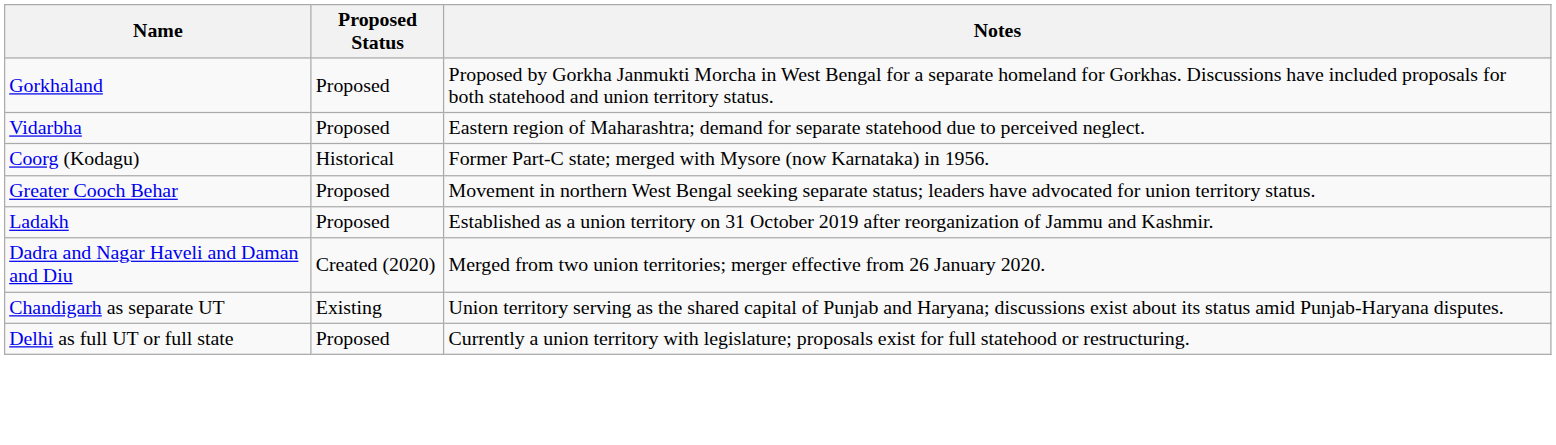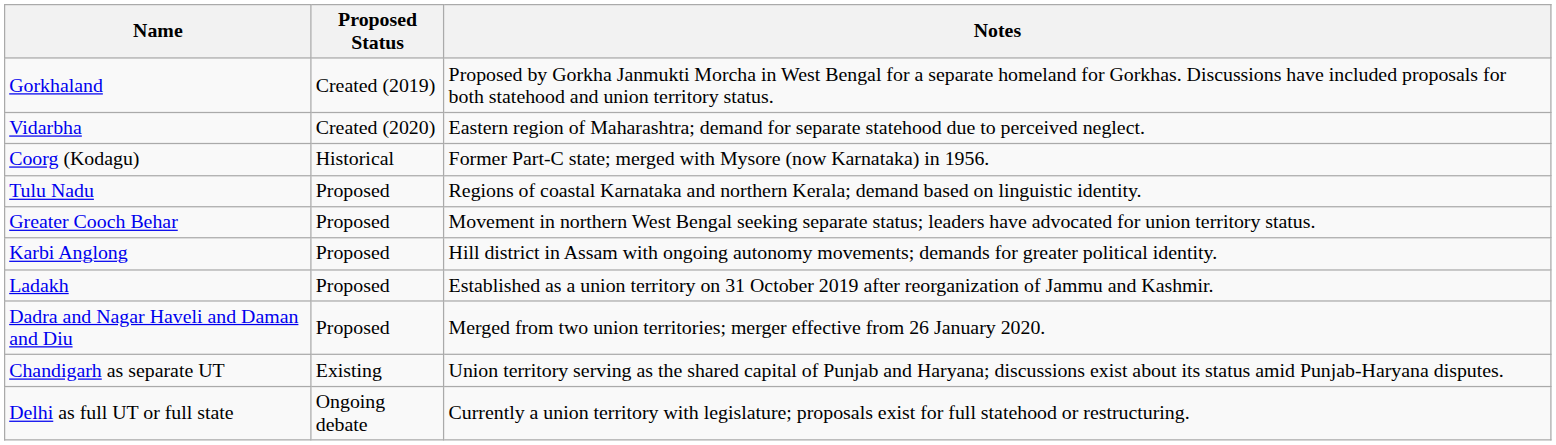(353, 85) Proposed -> (376, 85) Created (2019)
(353, 127) Proposed -> (376, 127) Created (2020)
+ row: (52, 190)
+ row: (68, 253)
(376, 264) Created (2020) -> (353, 327) Proposed
(353, 338) Proposed -> (350, 413) Ongoing debate
